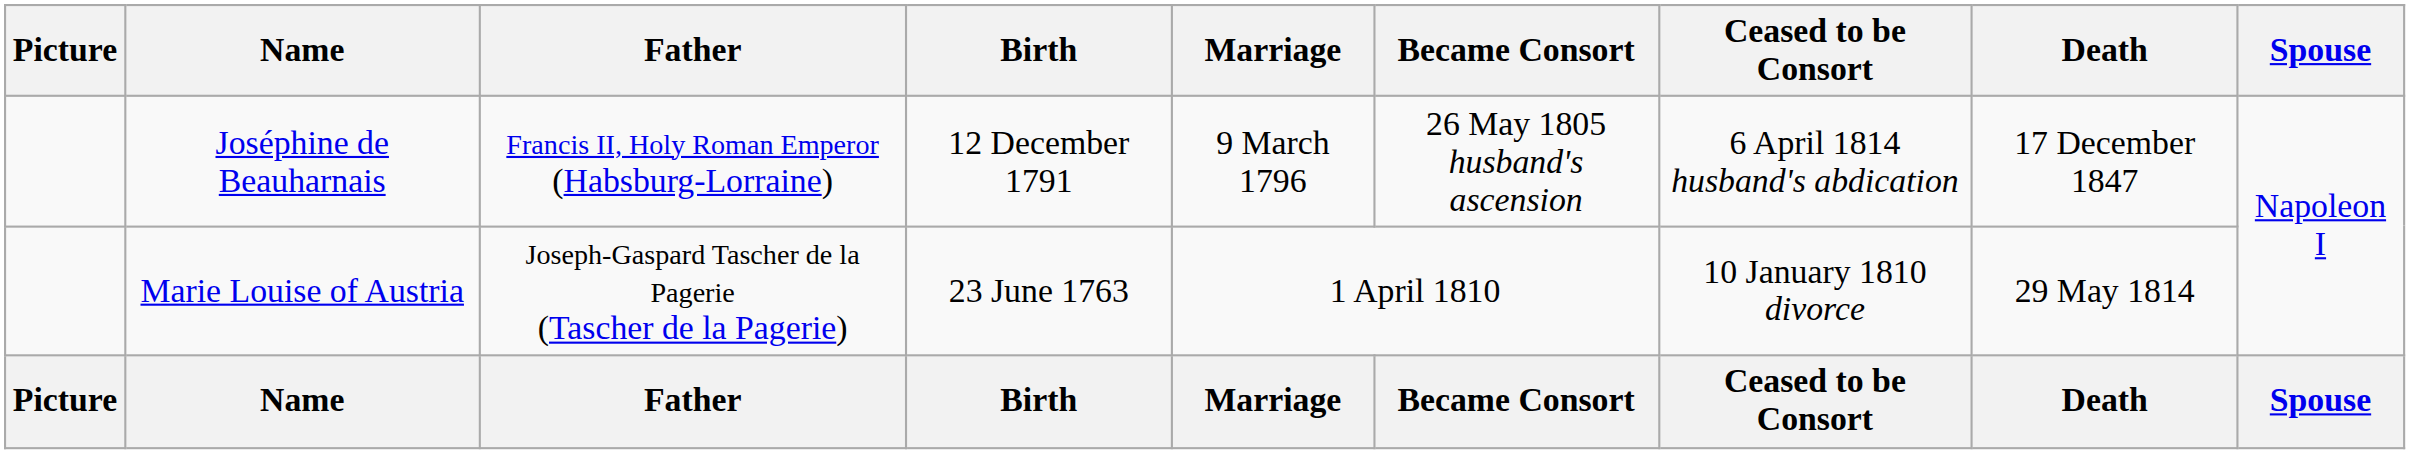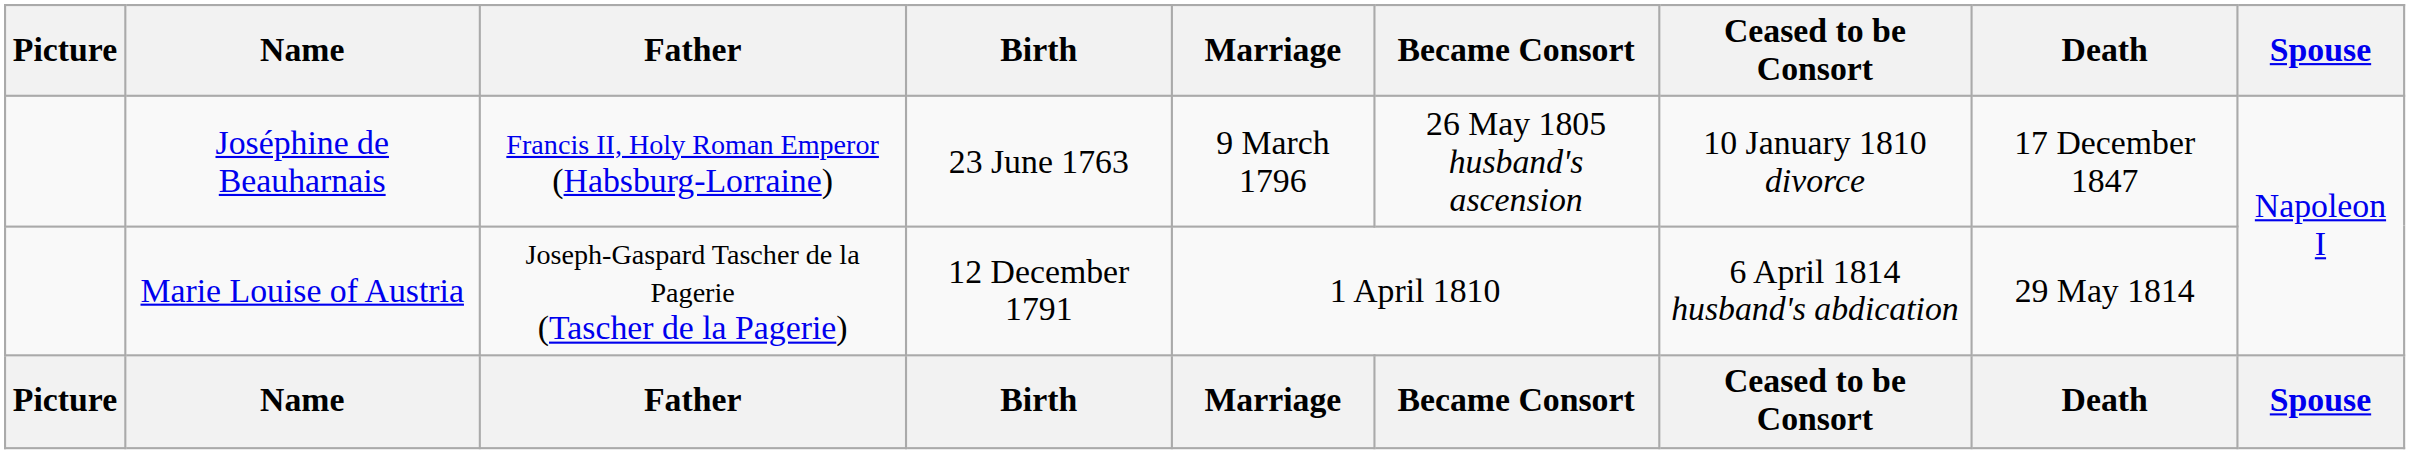(1039, 160) 12 December 1791 -> (1039, 160) 23 June 1763
(1815, 160) 6 April 1814 husband's abdication -> (1815, 160) 10 January 1810 divorce
(1039, 290) 23 June 1763 -> (1039, 290) 12 December 1791
(1815, 290) 10 January 1810 divorce -> (1815, 290) 6 April 1814 husband's abdication
